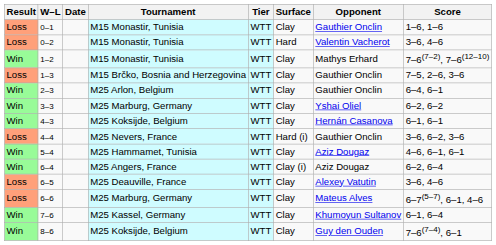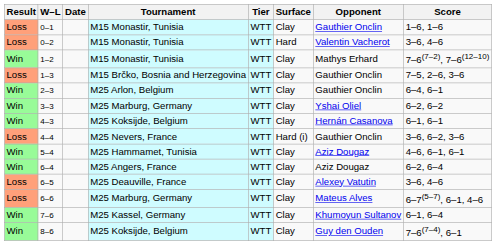(291, 166) Clay (i) -> (285, 166) Clay
